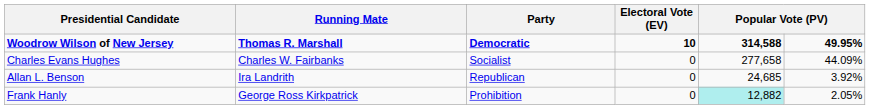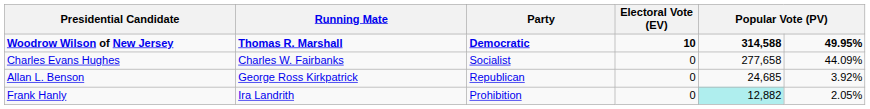(266, 78) Ira Landrith -> (298, 78) George Ross Kirkpatrick
(298, 95) George Ross Kirkpatrick -> (266, 95) Ira Landrith
